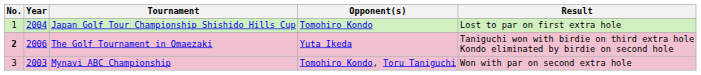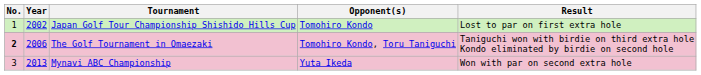(37, 26) 2004 -> (37, 26) 2002
(326, 44) Yuta Ikeda -> (378, 44) Tomohiro Kondo, Toru Taniguchi
(37, 63) 2003 -> (37, 63) 2013
(378, 63) Tomohiro Kondo, Toru Taniguchi -> (326, 63) Yuta Ikeda
